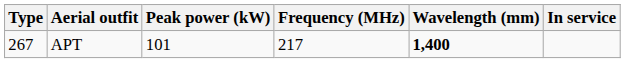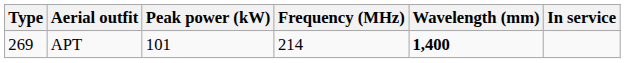(21, 44) 267 -> (21, 44) 269
(291, 44) 217 -> (291, 44) 214
